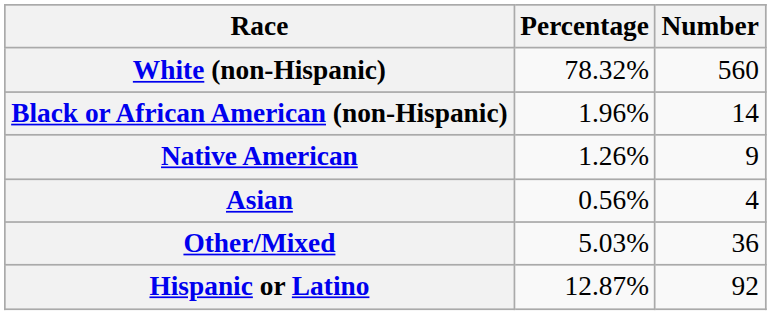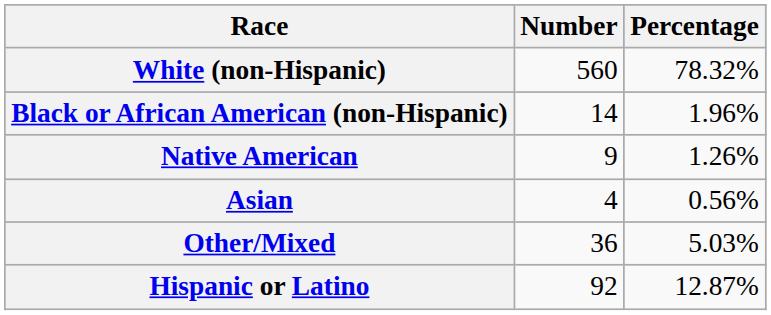columns swapped: (710, 26) <-> (585, 26)
